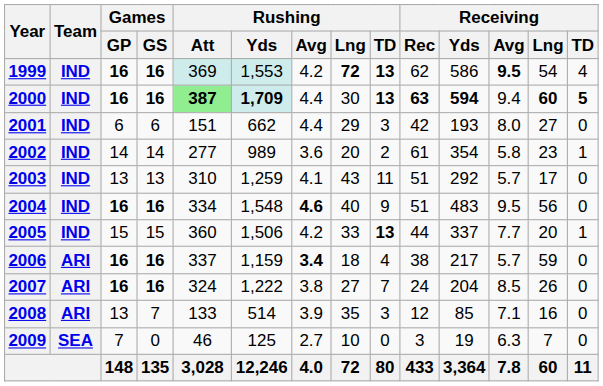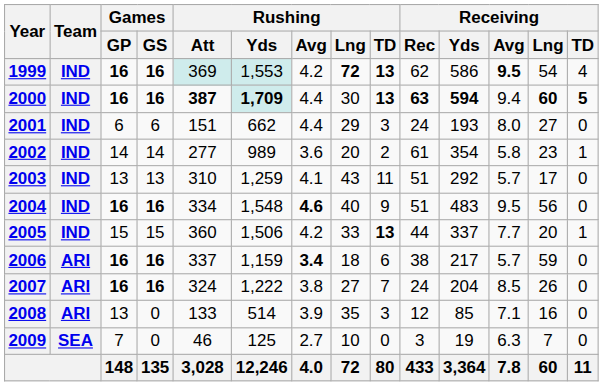(203, 98) lightgreen background -> (203, 98) no background
(420, 125) 42 -> (420, 125) 24
(385, 260) 4 -> (385, 260) 6
(155, 313) 7 -> (155, 313) 0
